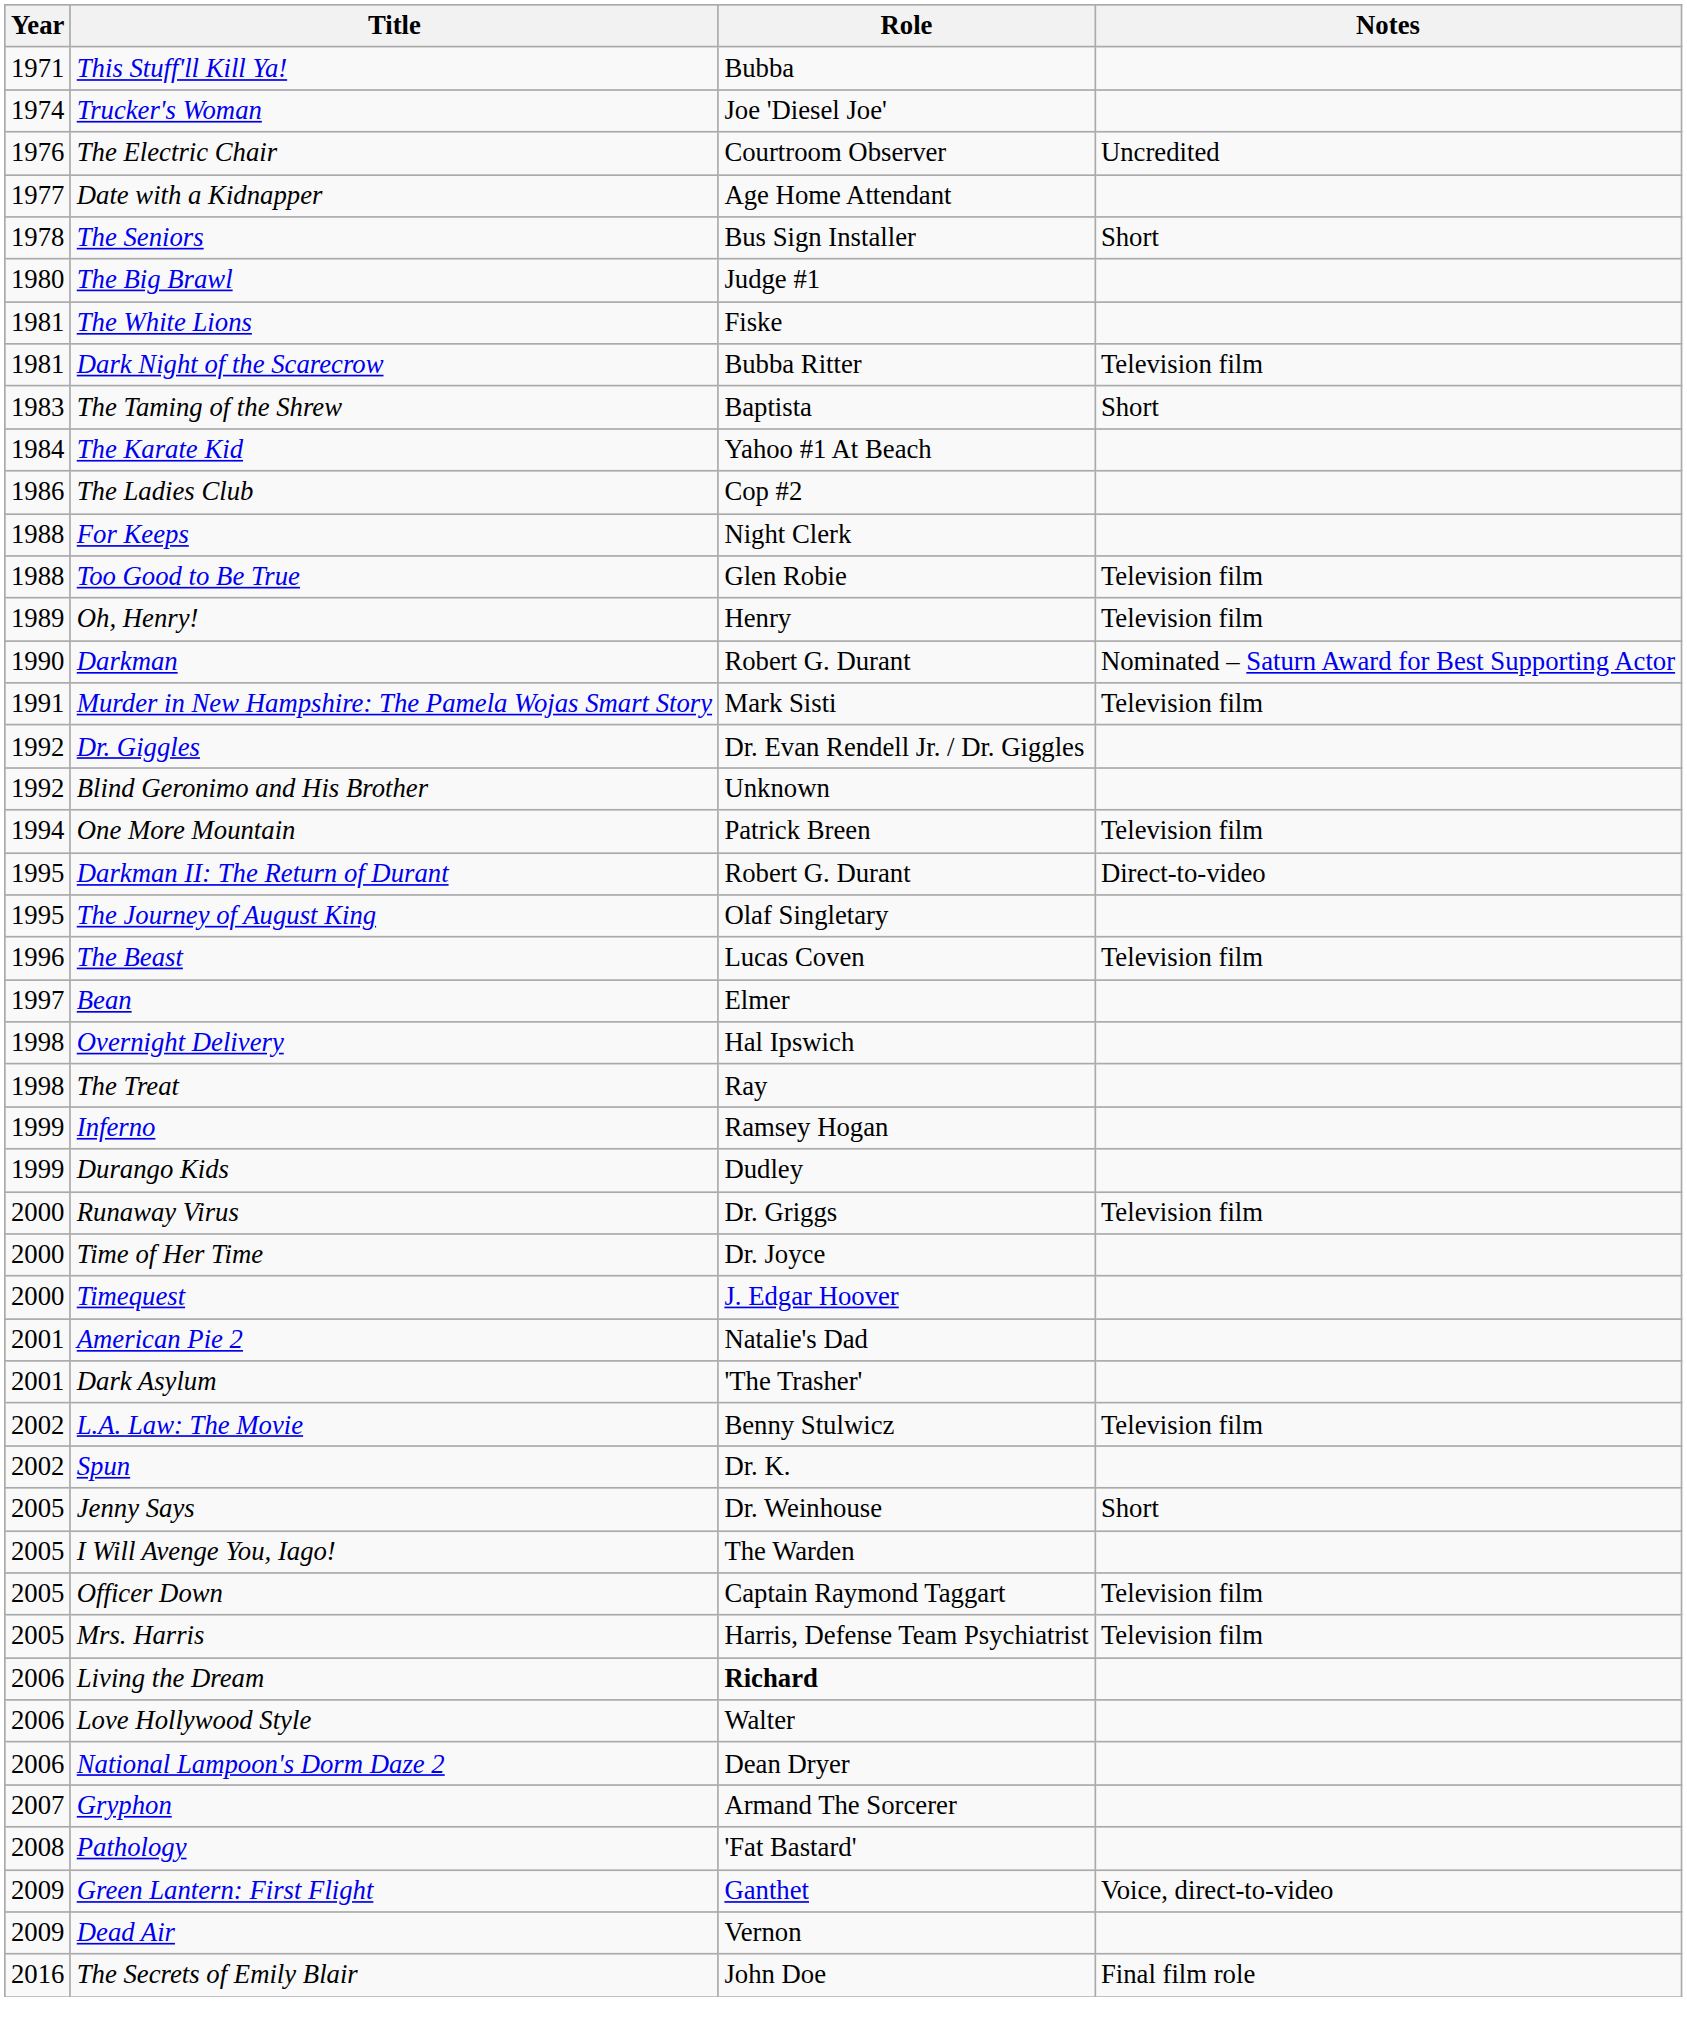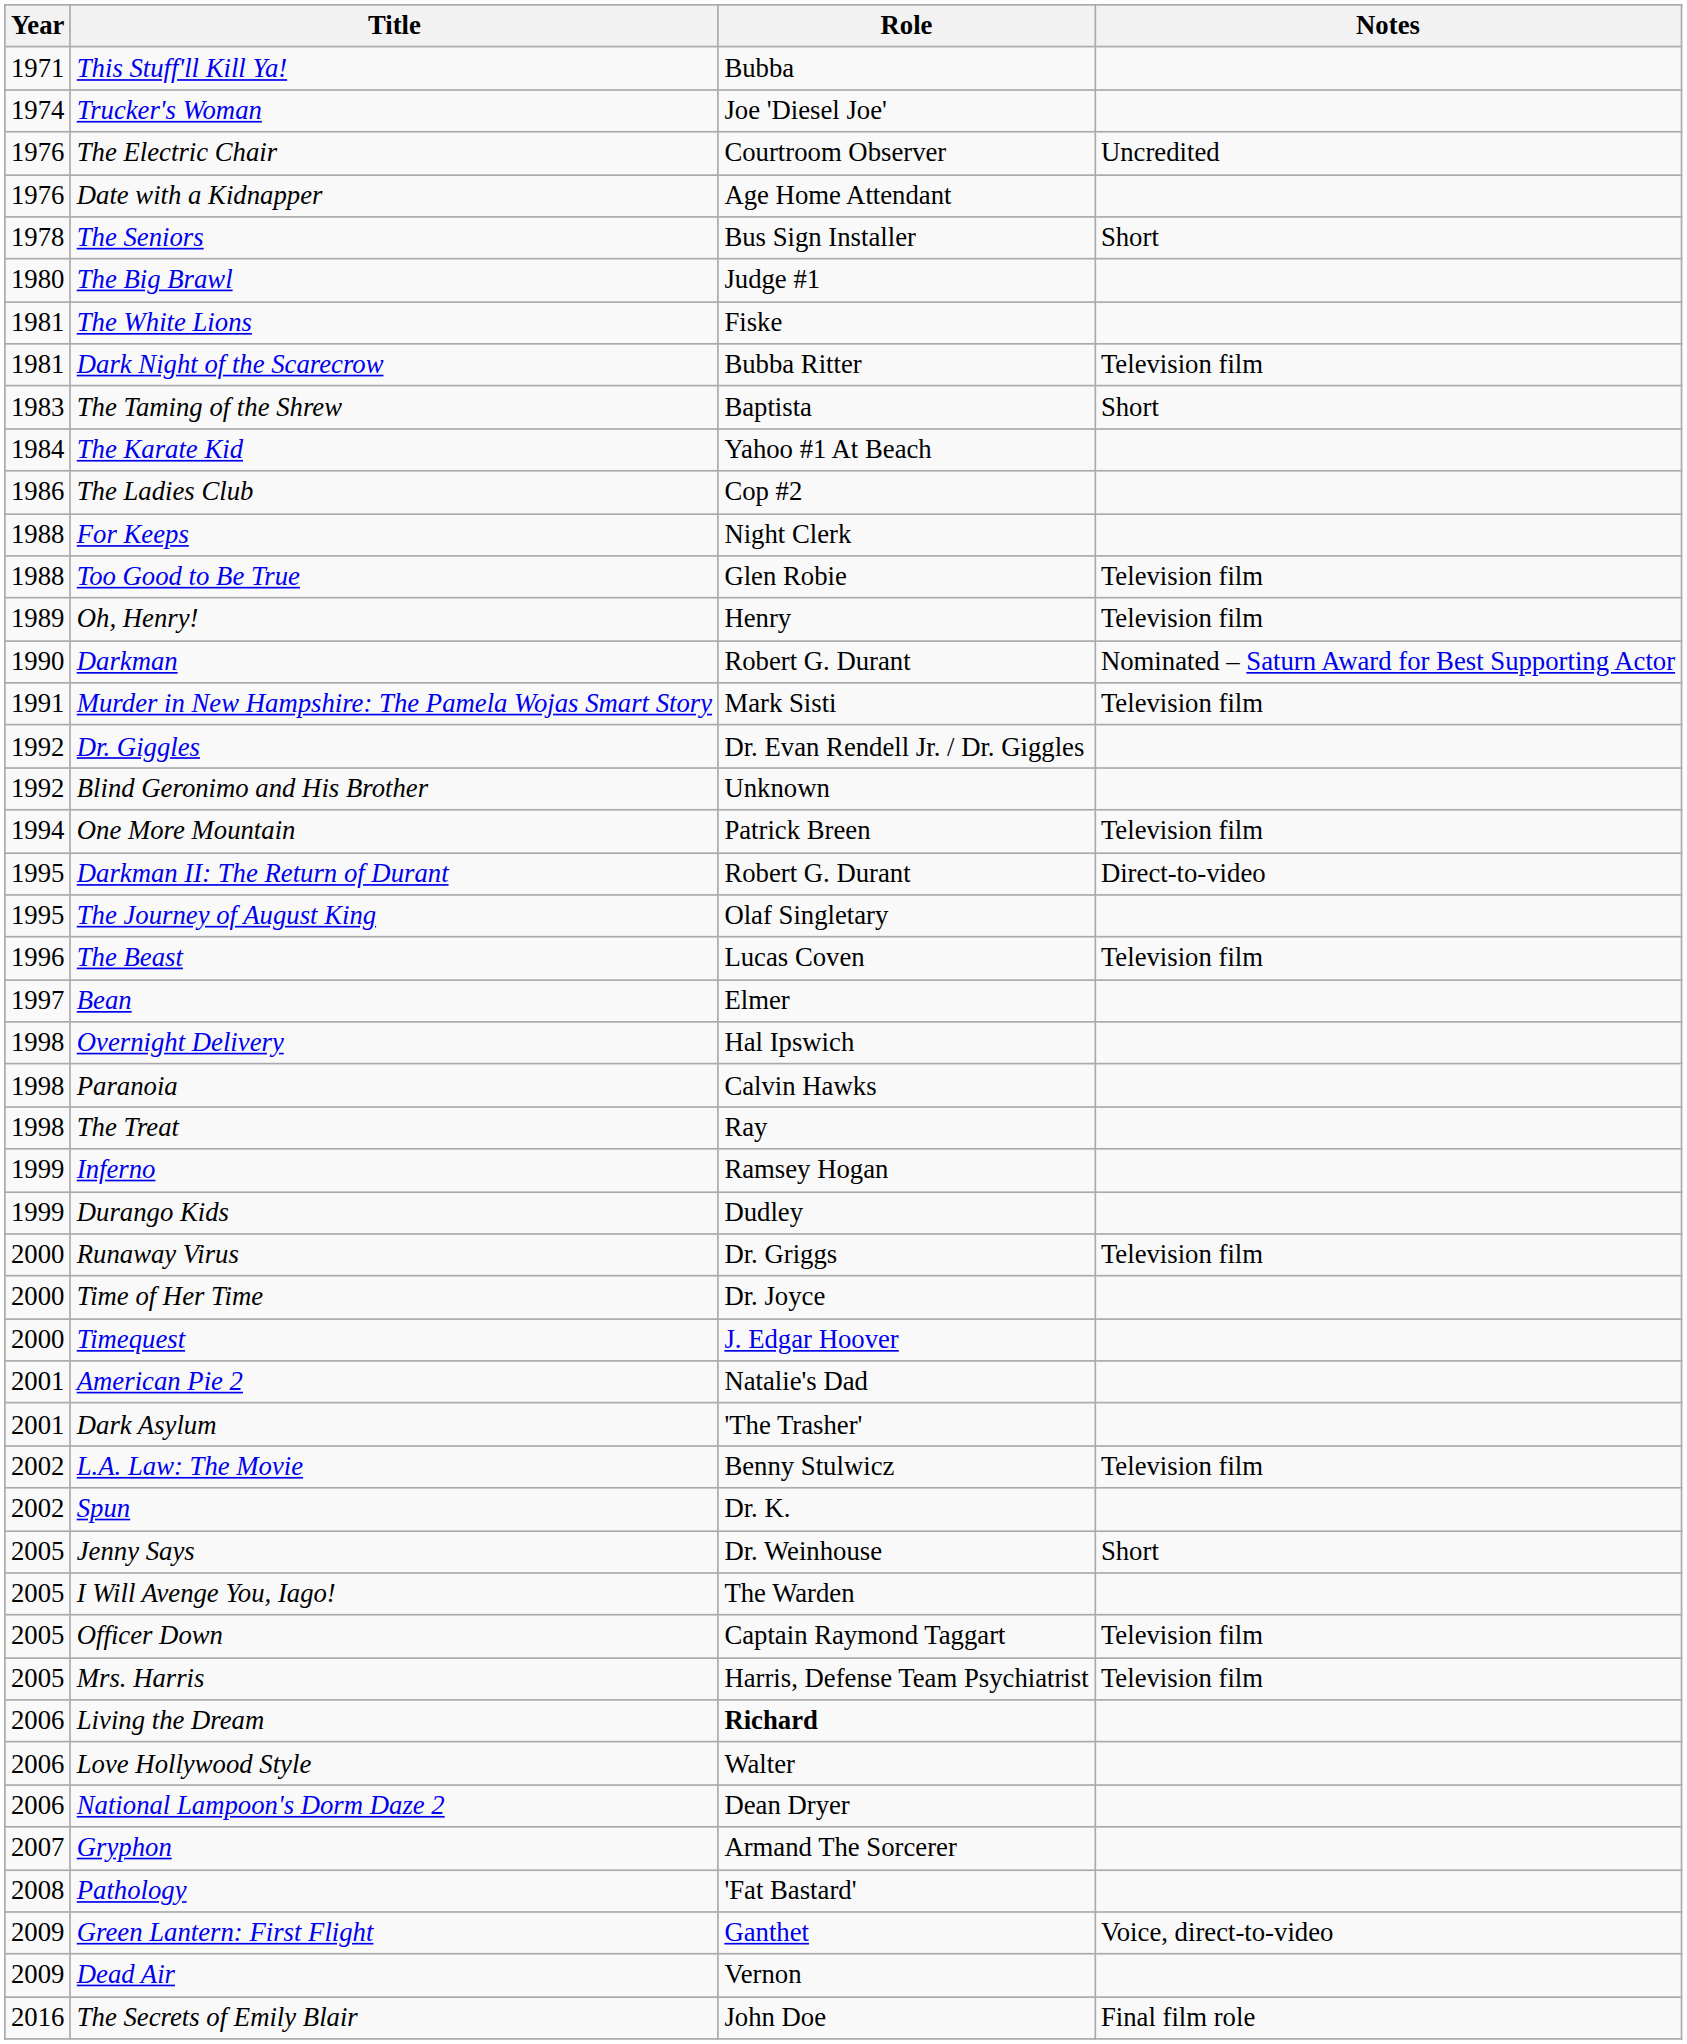(38, 195) 1977 -> (38, 195) 1976
+ row: (127, 1085)
